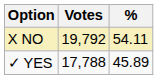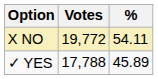(84, 39) 19,792 -> (84, 39) 19,772
